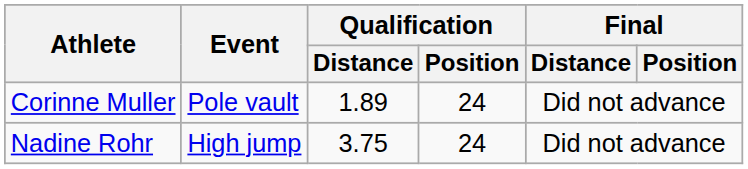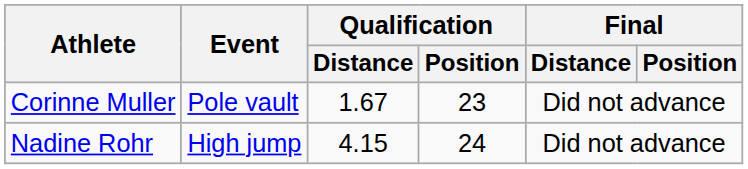(363, 103) 1.89 -> (363, 103) 1.67
(472, 103) 24 -> (472, 103) 23
(363, 143) 3.75 -> (363, 143) 4.15
